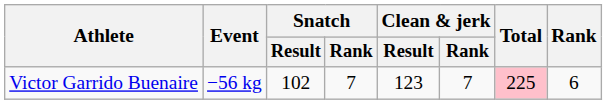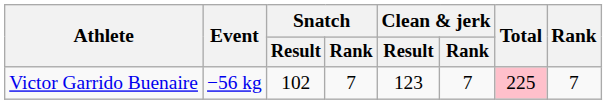(574, 83) 6 -> (574, 83) 7
